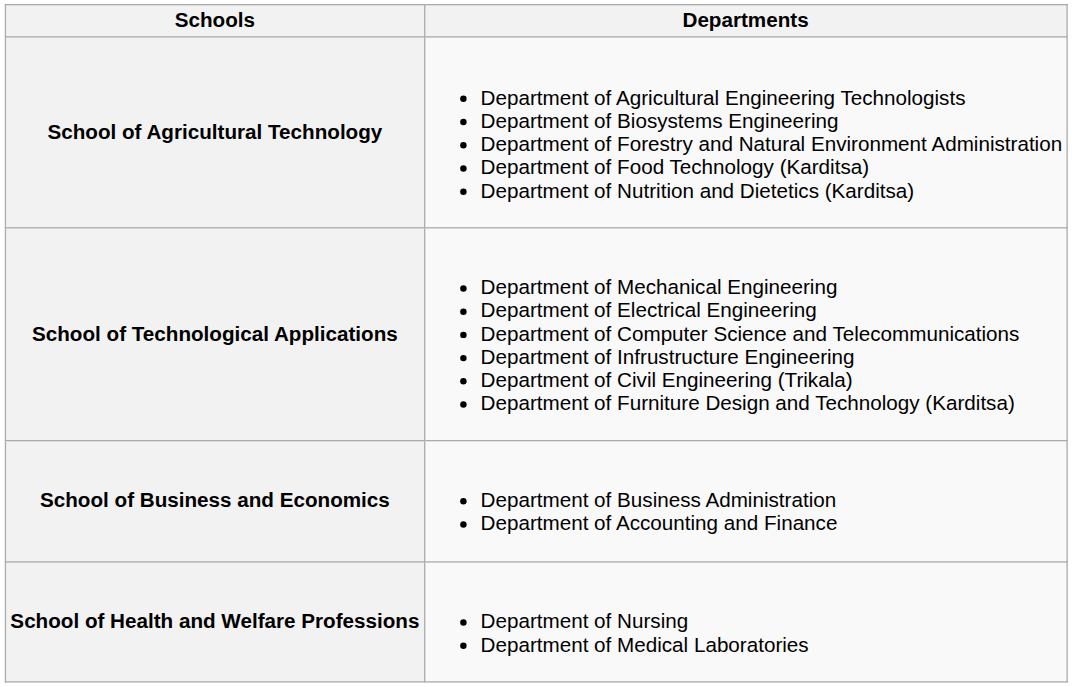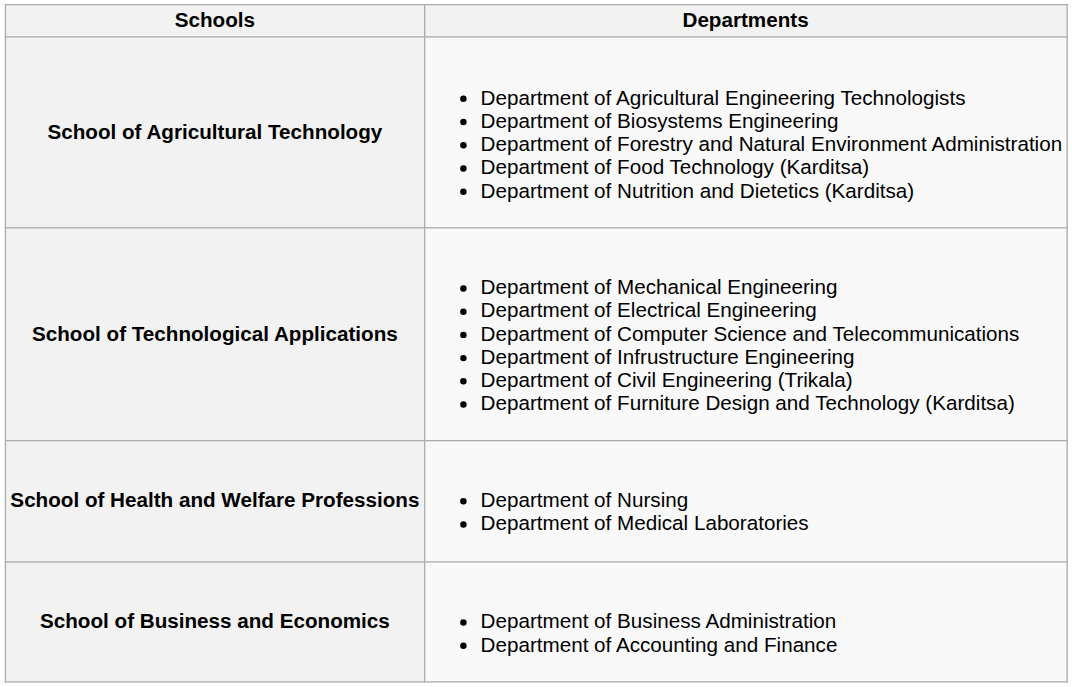rows swapped: (215, 500) <-> (215, 621)
